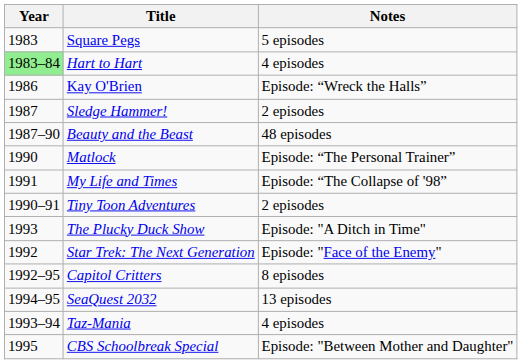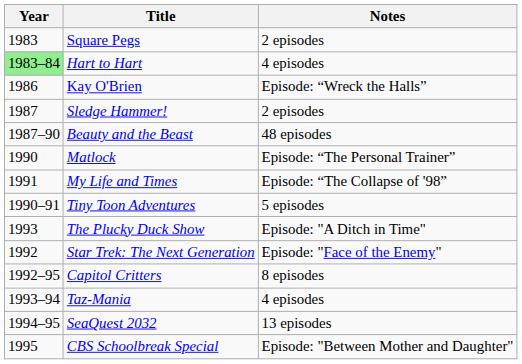(293, 39) 5 episodes -> (293, 39) 2 episodes
(293, 205) 2 episodes -> (293, 205) 5 episodes
rows swapped: (99, 323) <-> (112, 299)
